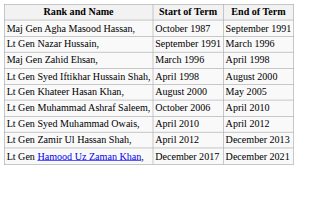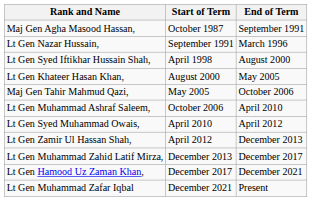- row: (52, 60)
+ row: (68, 92)
+ row: (85, 156)
+ row: (70, 188)
